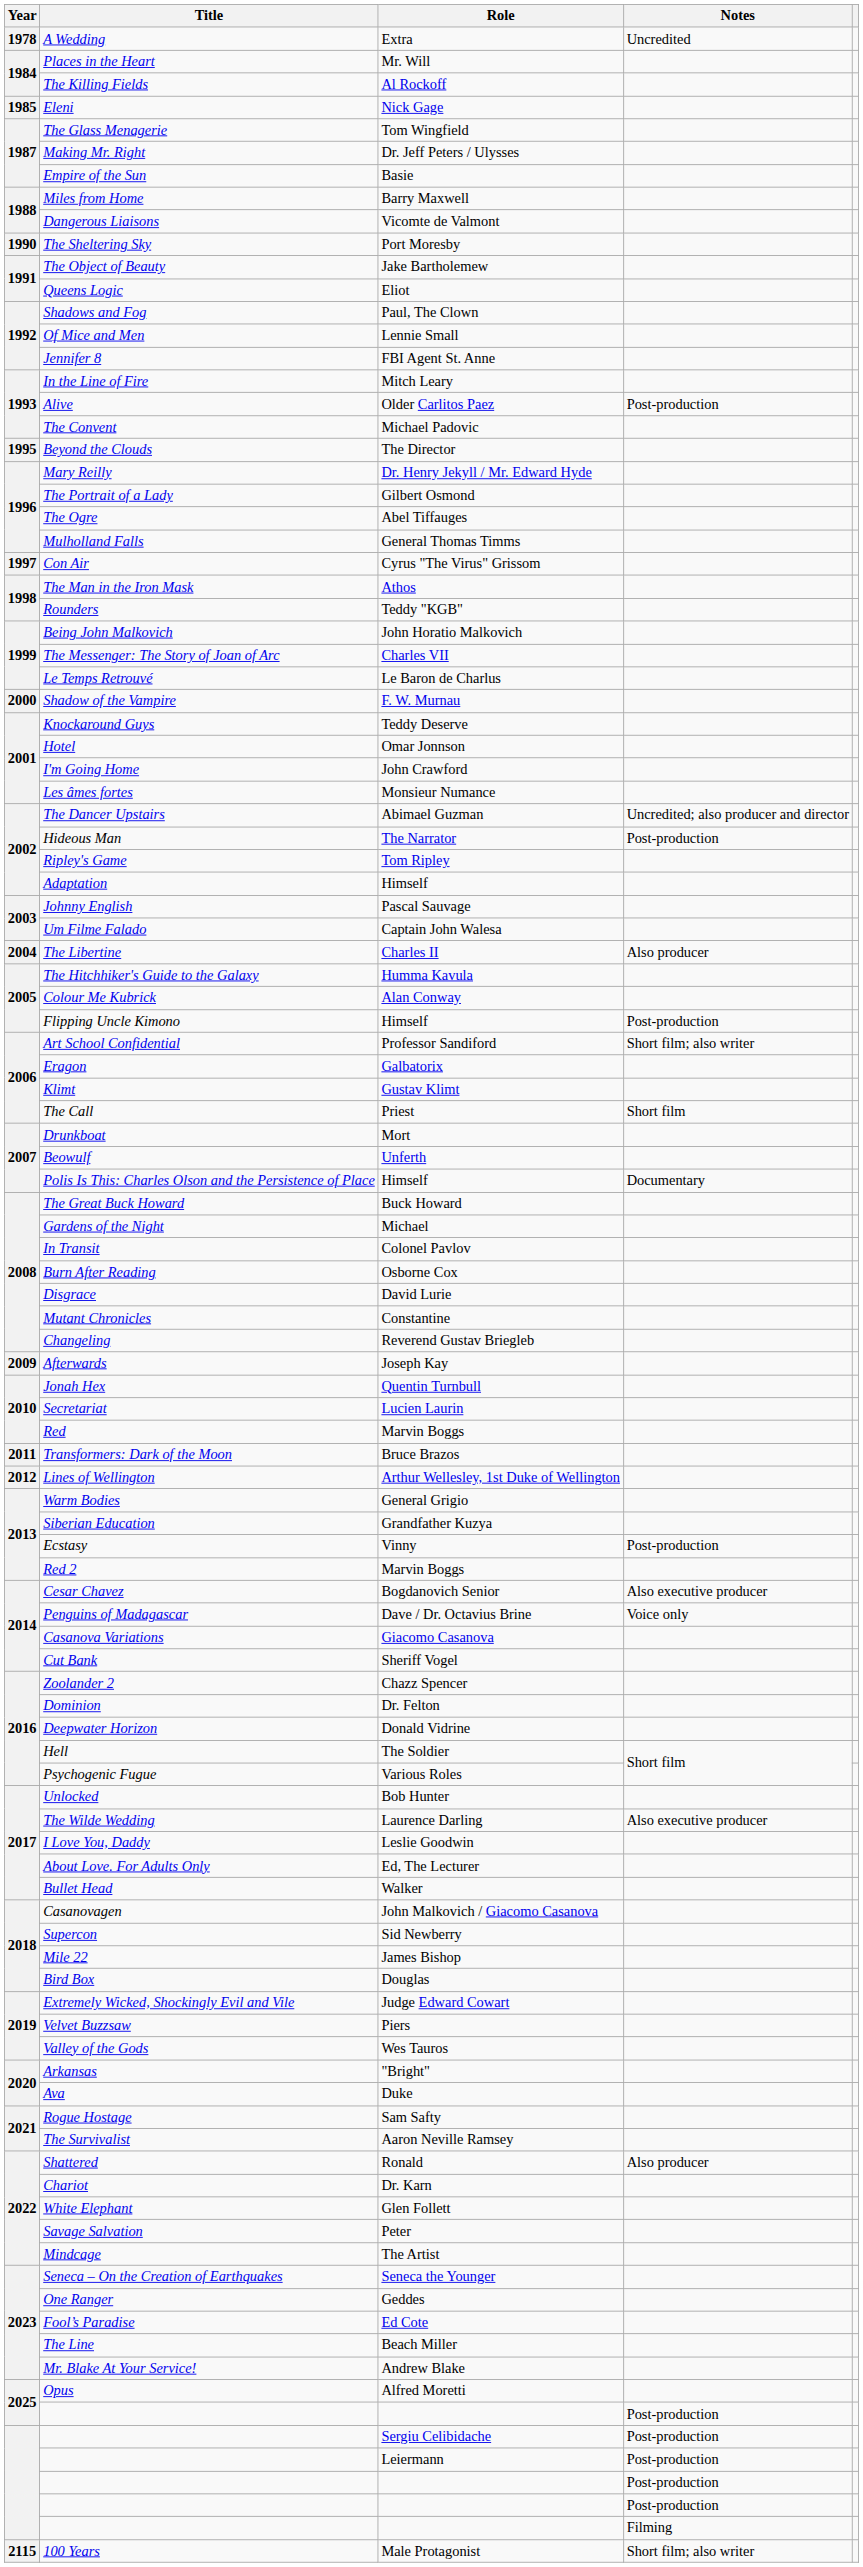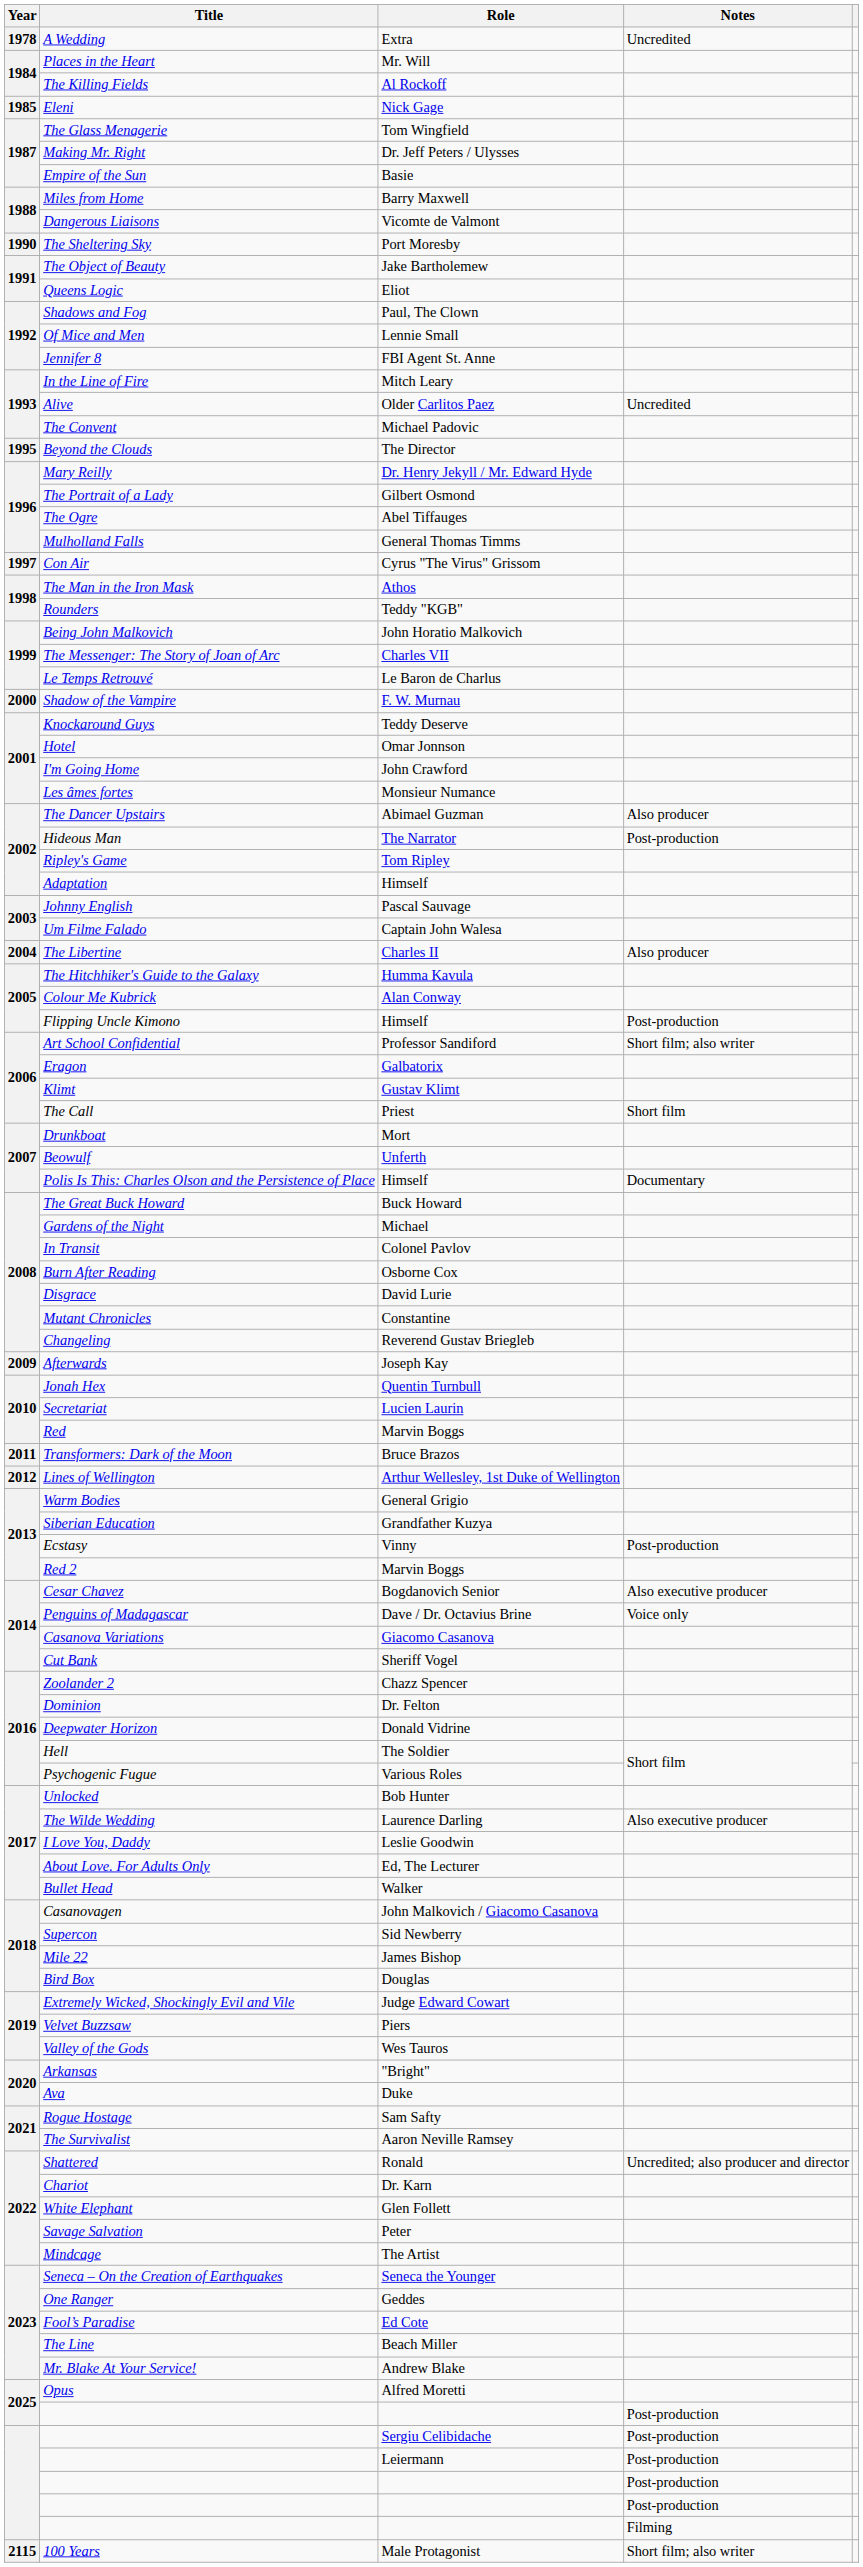(673, 404) Post-production -> (659, 404) Uncredited
(738, 815) Uncredited; also producer and director -> (668, 815) Also producer
(668, 2162) Also producer -> (738, 2162) Uncredited; also producer and director
